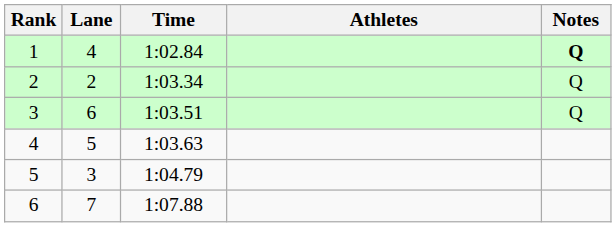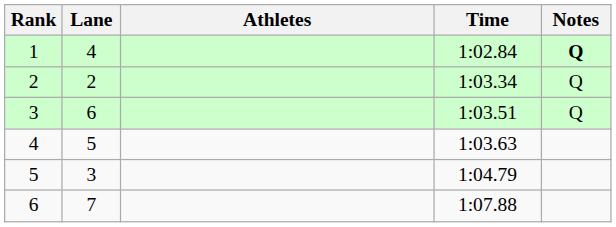columns swapped: (384, 19) <-> (173, 19)
